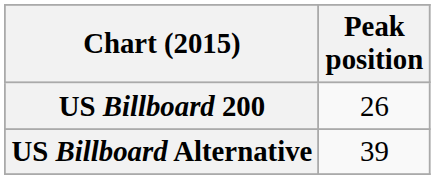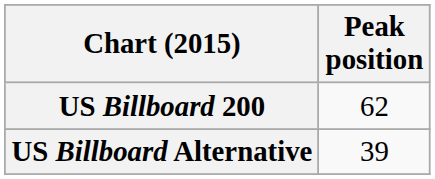(374, 105) 26 -> (374, 105) 62
